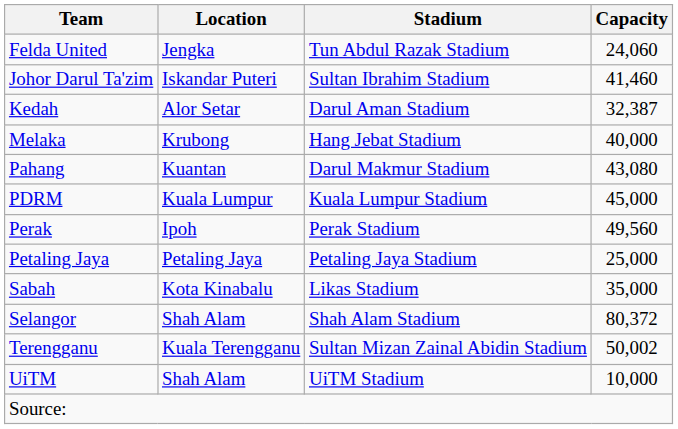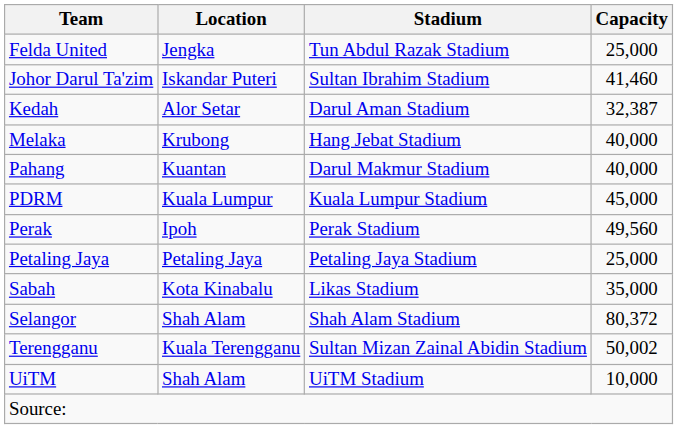(632, 49) 24,060 -> (632, 49) 25,000
(632, 169) 43,080 -> (632, 169) 40,000
